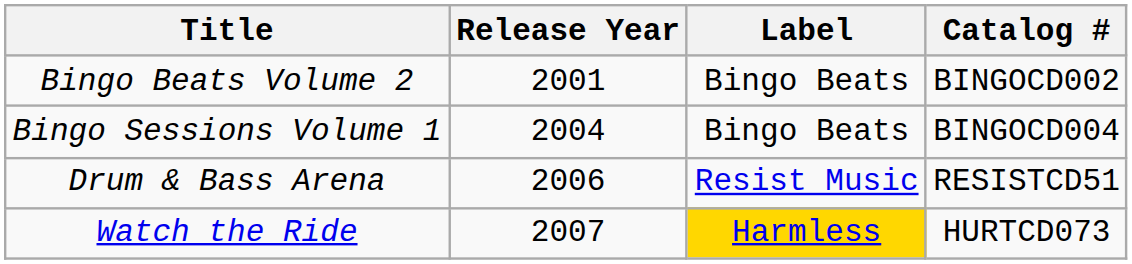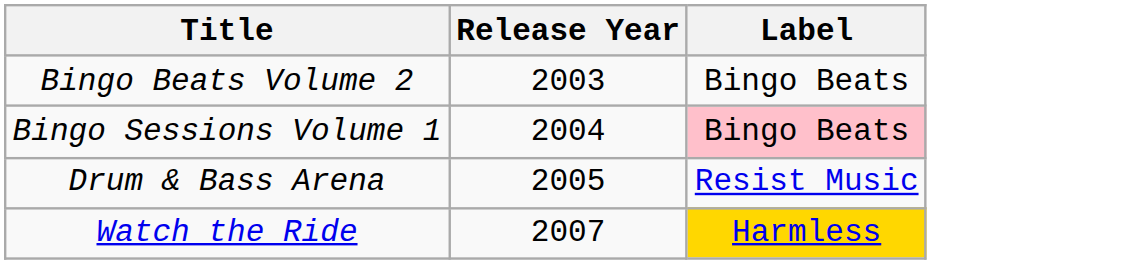- column: (1027, 31)
(568, 81) 2001 -> (568, 81) 2003
(807, 132) no background -> (807, 132) pink background
(568, 182) 2006 -> (568, 182) 2005
